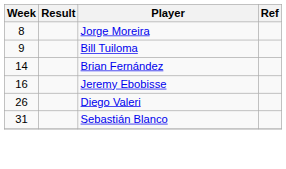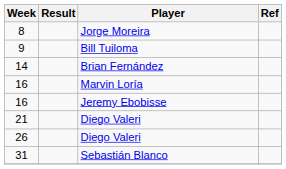+ row: (21, 84)
+ row: (21, 119)
